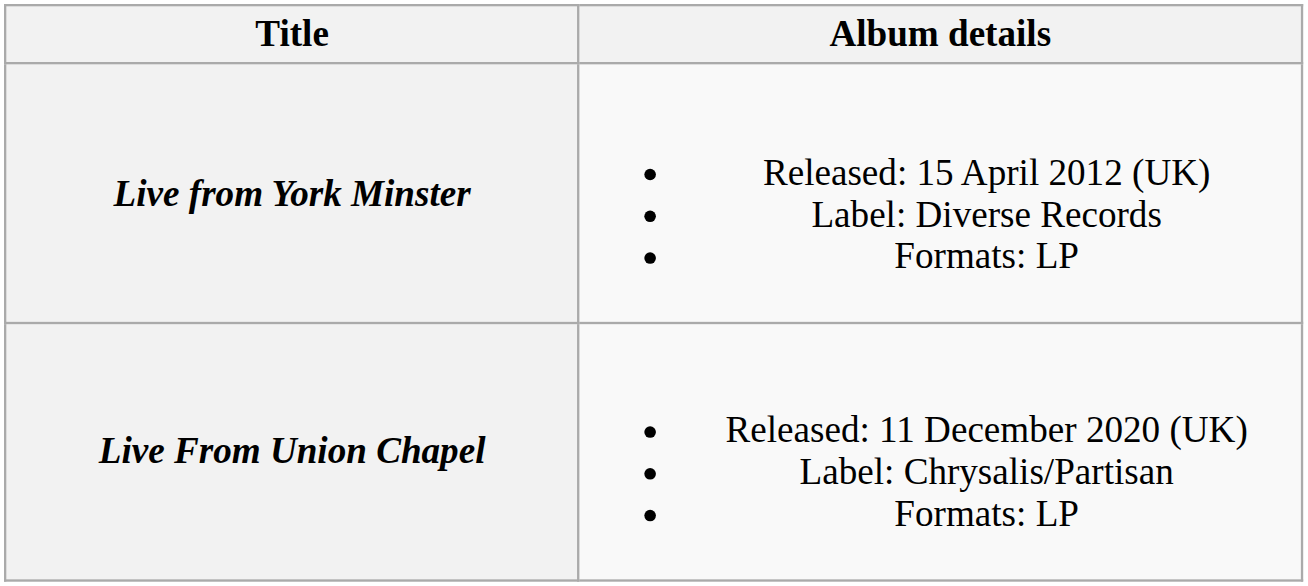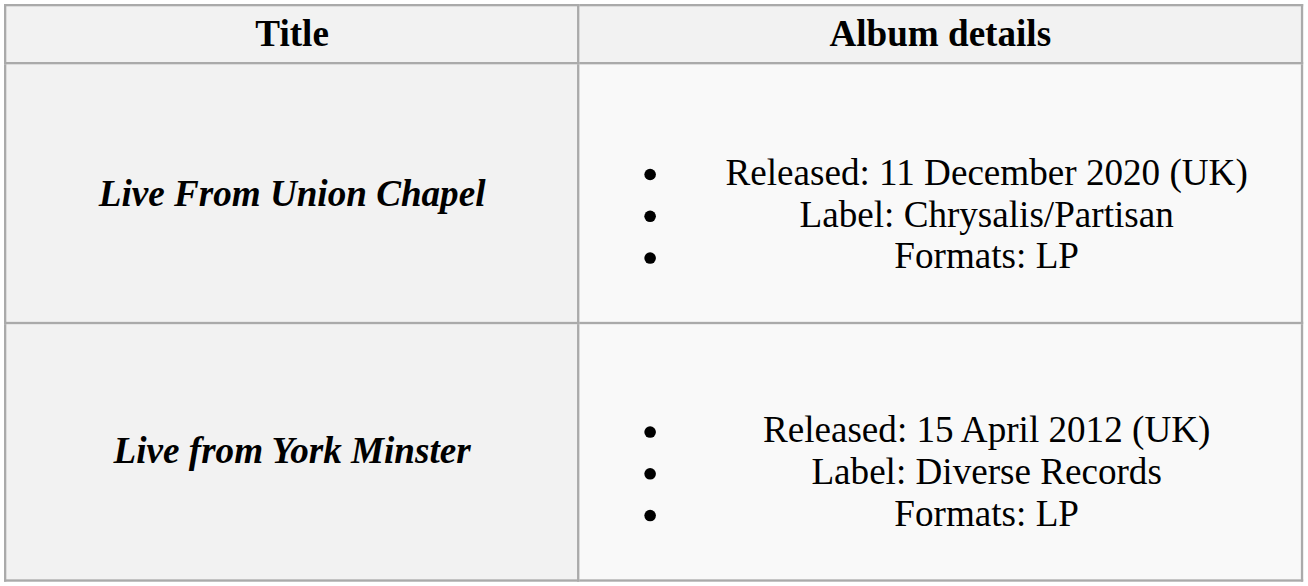rows swapped: (292, 192) <-> (292, 450)
